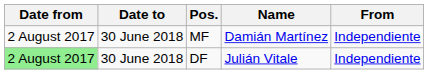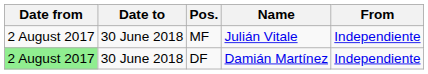(276, 36) Damián Martínez -> (261, 36) Julián Vitale
(261, 58) Julián Vitale -> (276, 58) Damián Martínez
